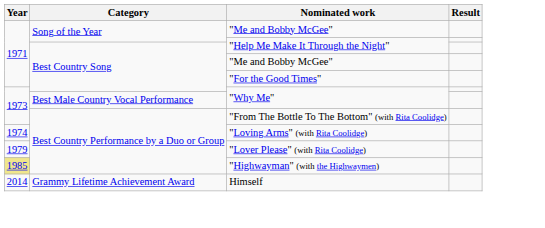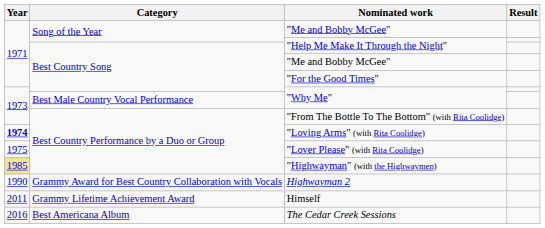(17, 132) normal -> (17, 132) bold
(17, 149) 1979 -> (17, 149) 1975
+ row: (157, 182)
(17, 182) 2014 -> (17, 198) 2011
+ row: (81, 215)
